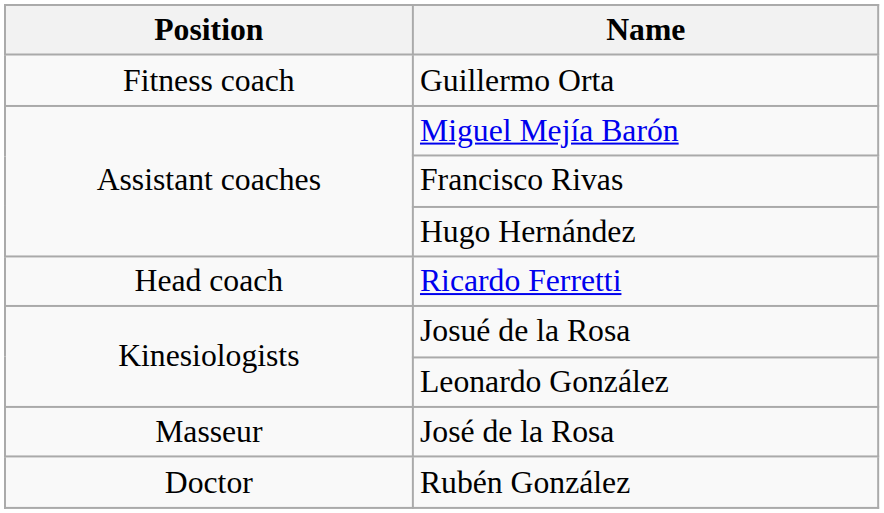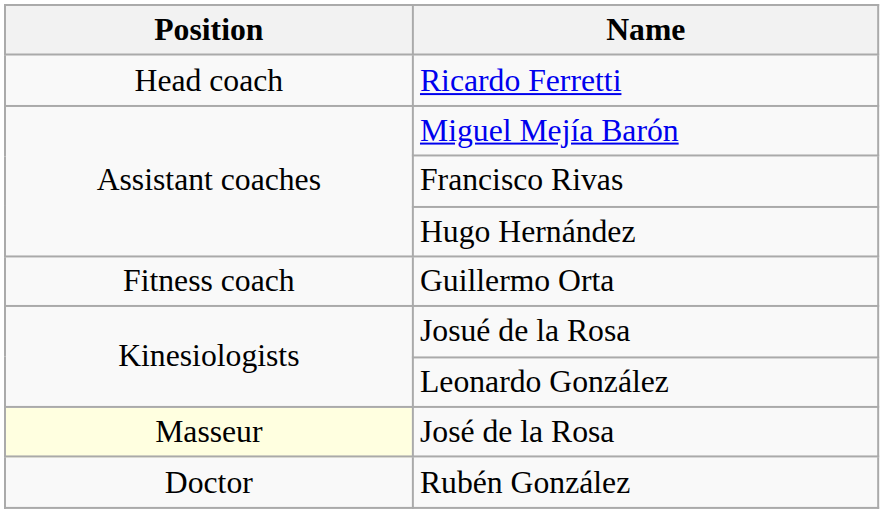rows swapped: (521, 280) <-> (517, 79)
(209, 431) no background -> (209, 431) lightyellow background
